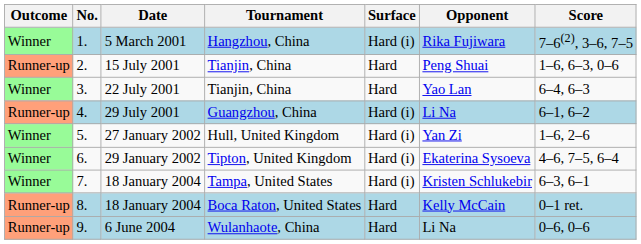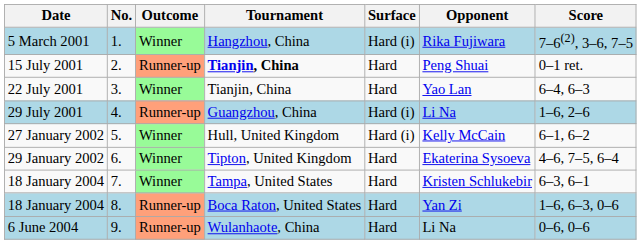columns swapped: (39, 16) <-> (153, 16)
(249, 66) normal -> (253, 66) bold
(579, 66) 1–6, 6–3, 0–6 -> (561, 66) 0–1 ret.
(564, 112) 6–1, 6–2 -> (564, 112) 1–6, 2–6
(442, 135) Yan Zi -> (464, 135) Kelly McCain
(564, 135) 1–6, 2–6 -> (564, 135) 6–1, 6–2
(391, 158) Hard (i) -> (383, 158) Hard
(391, 181) Hard (i) -> (383, 181) Hard
(464, 204) Kelly McCain -> (442, 204) Yan Zi
(561, 204) 0–1 ret. -> (579, 204) 1–6, 6–3, 0–6
